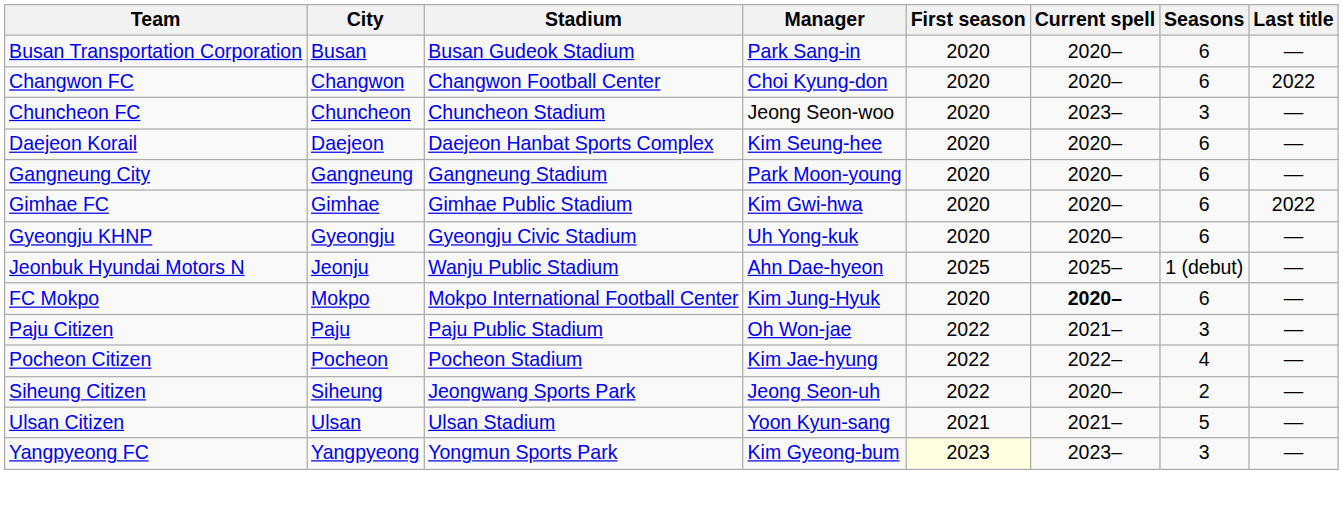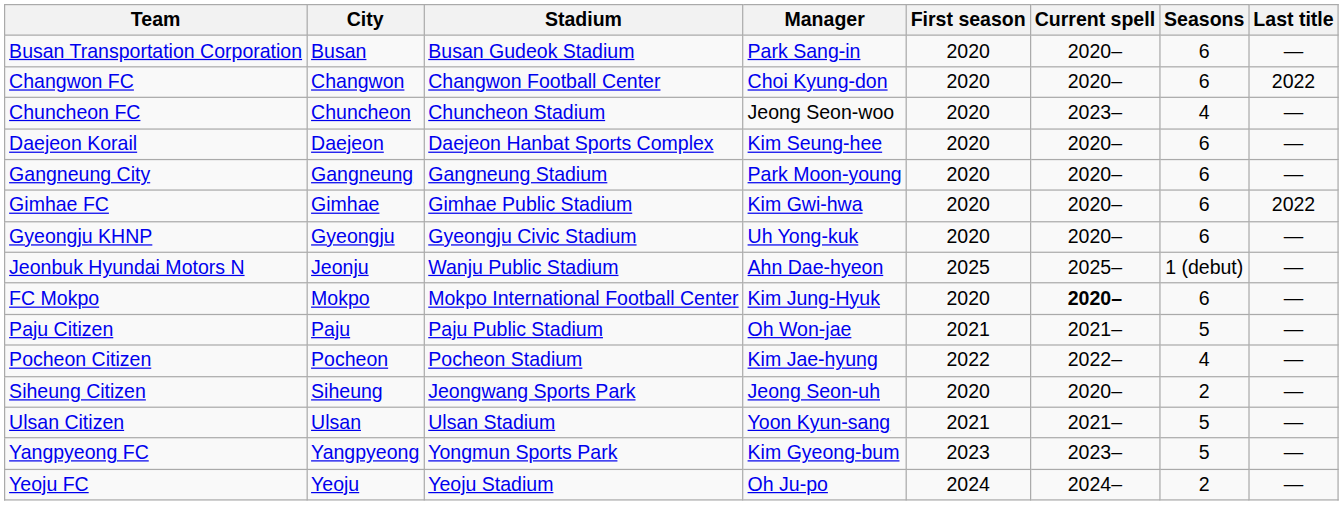(1204, 112) 3 -> (1204, 112) 4
(968, 329) 2022 -> (968, 329) 2021
(1204, 329) 3 -> (1204, 329) 5
(968, 391) 2022 -> (968, 391) 2020
(968, 453) lightyellow background -> (968, 453) no background
(1204, 453) 3 -> (1204, 453) 5
+ row: (49, 484)
